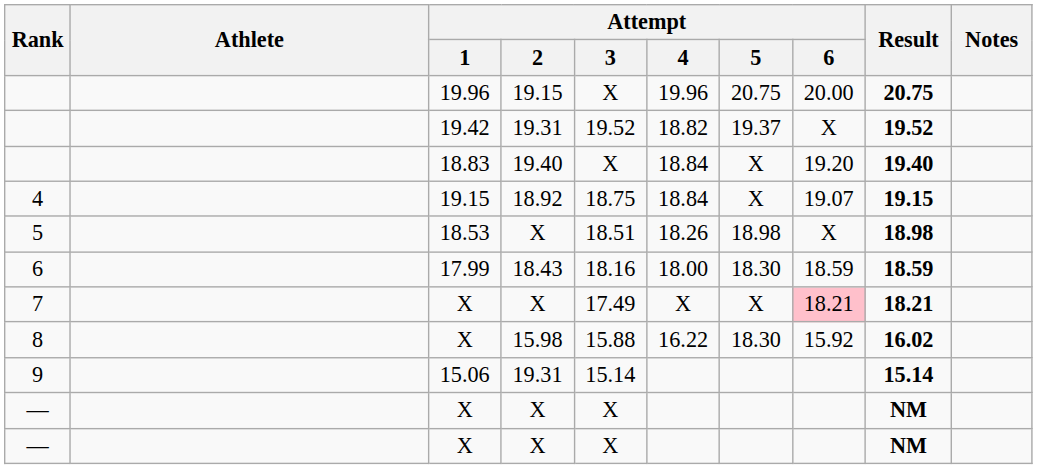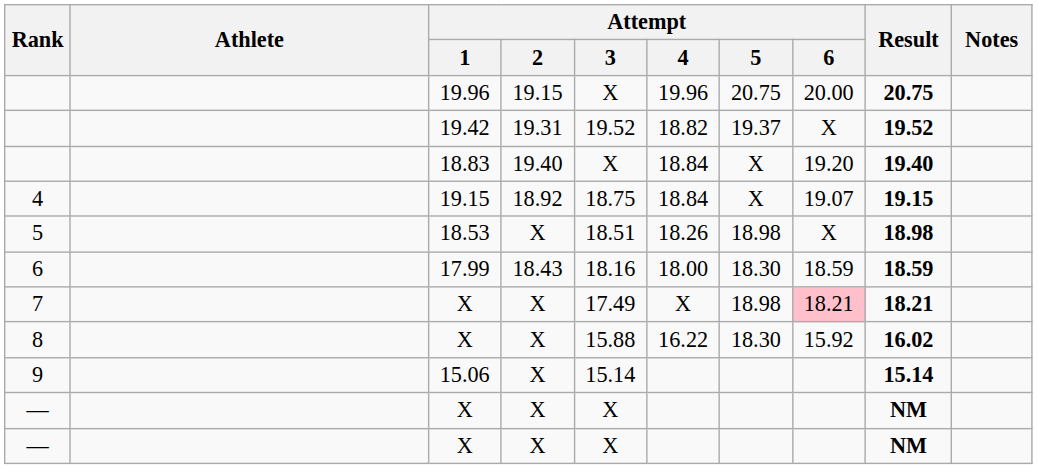(756, 304) X -> (756, 304) 18.98
(537, 339) 15.98 -> (537, 339) X
(537, 374) 19.31 -> (537, 374) X
